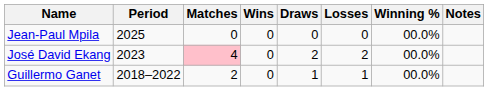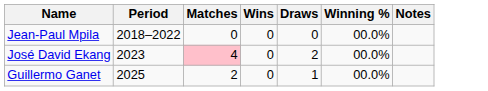- column: (346, 14)
(131, 34) 2025 -> (148, 34) 2018–2022
(148, 75) 2018–2022 -> (131, 75) 2025
